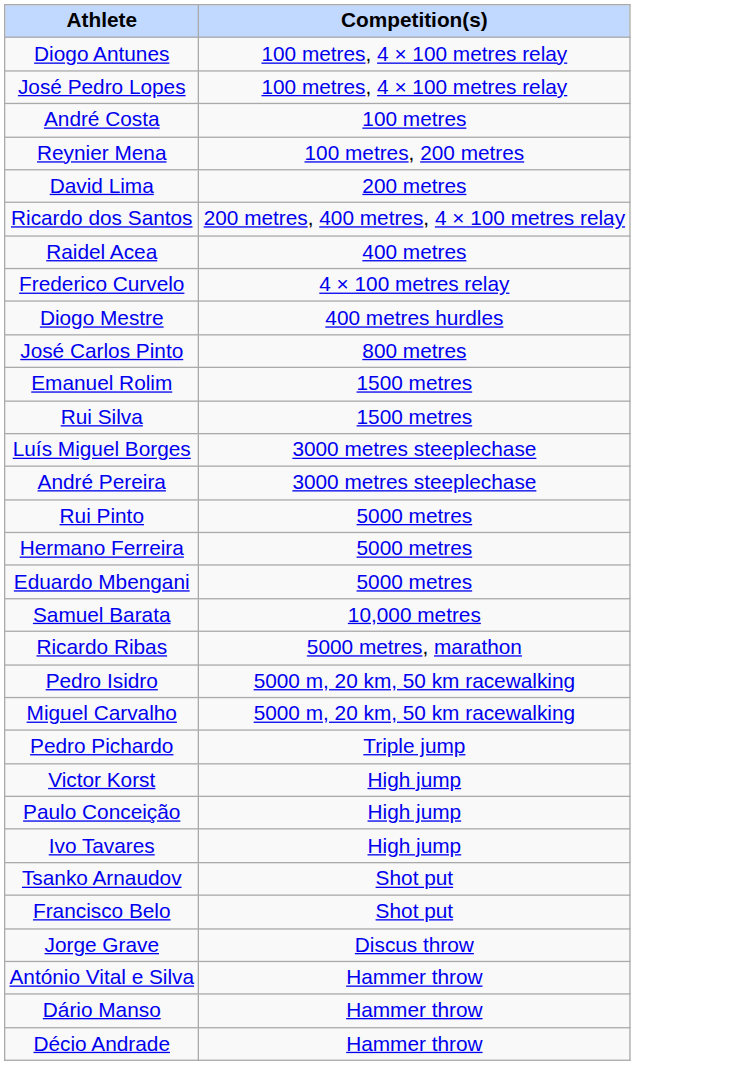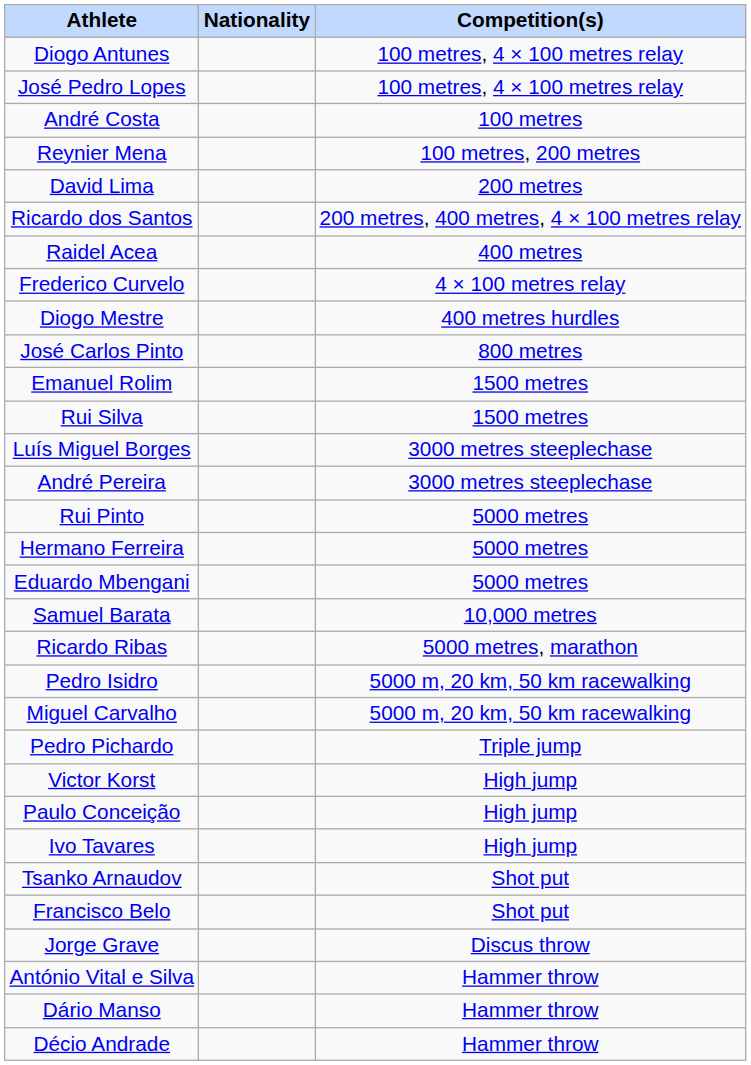+ column: (257, 20)
